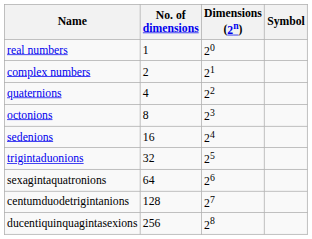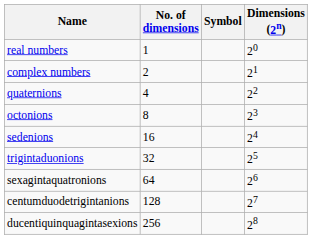columns swapped: (233, 21) <-> (286, 21)
